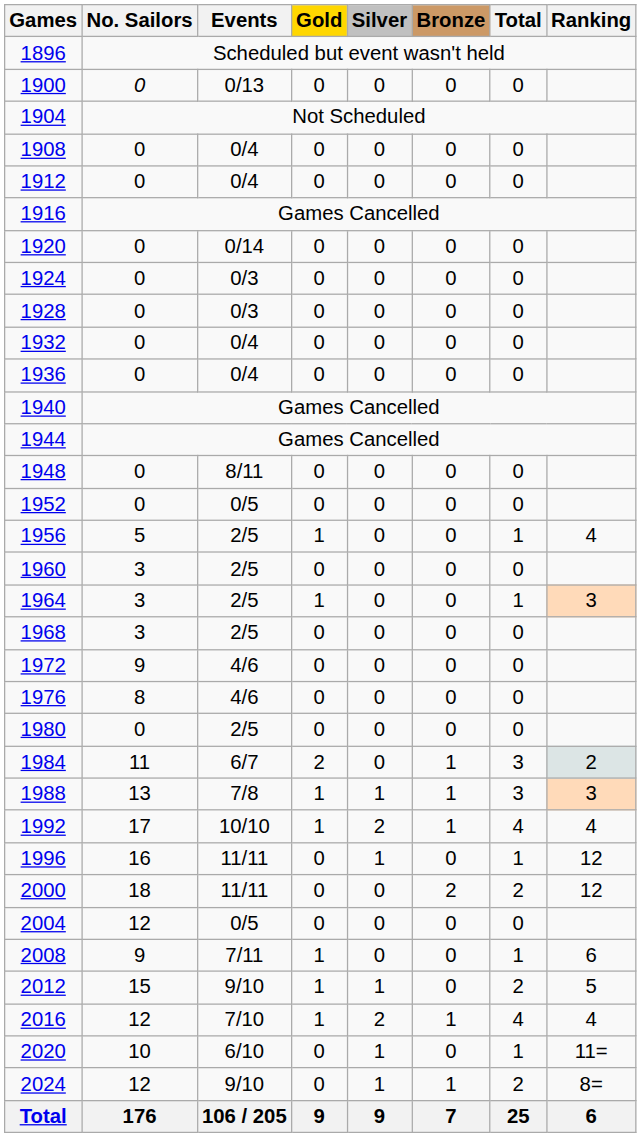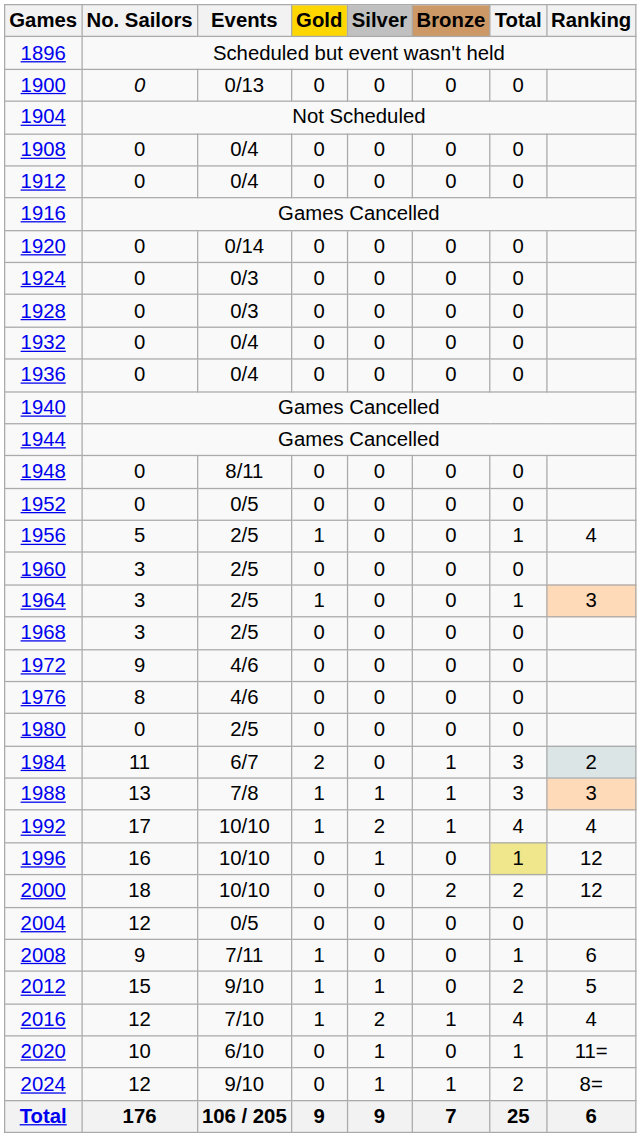(244, 858) 11/11 -> (244, 858) 10/10
(518, 858) no background -> (518, 858) khaki background
(244, 890) 11/11 -> (244, 890) 10/10
